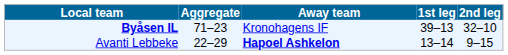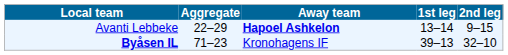rows swapped: (150, 27) <-> (137, 42)
